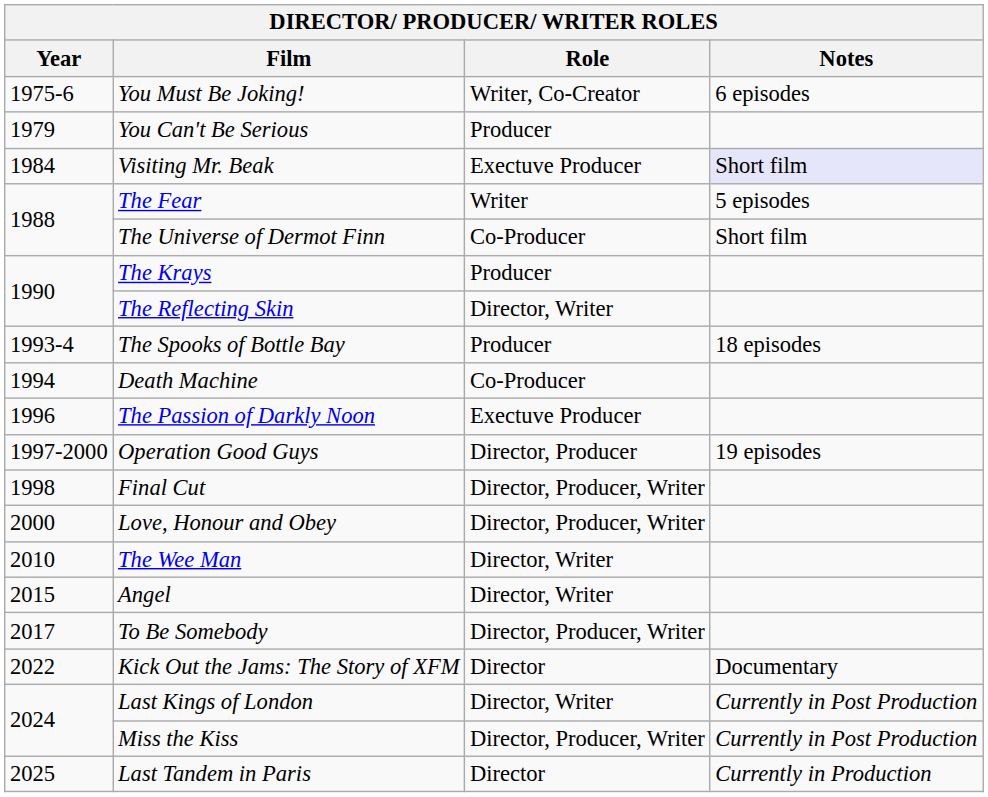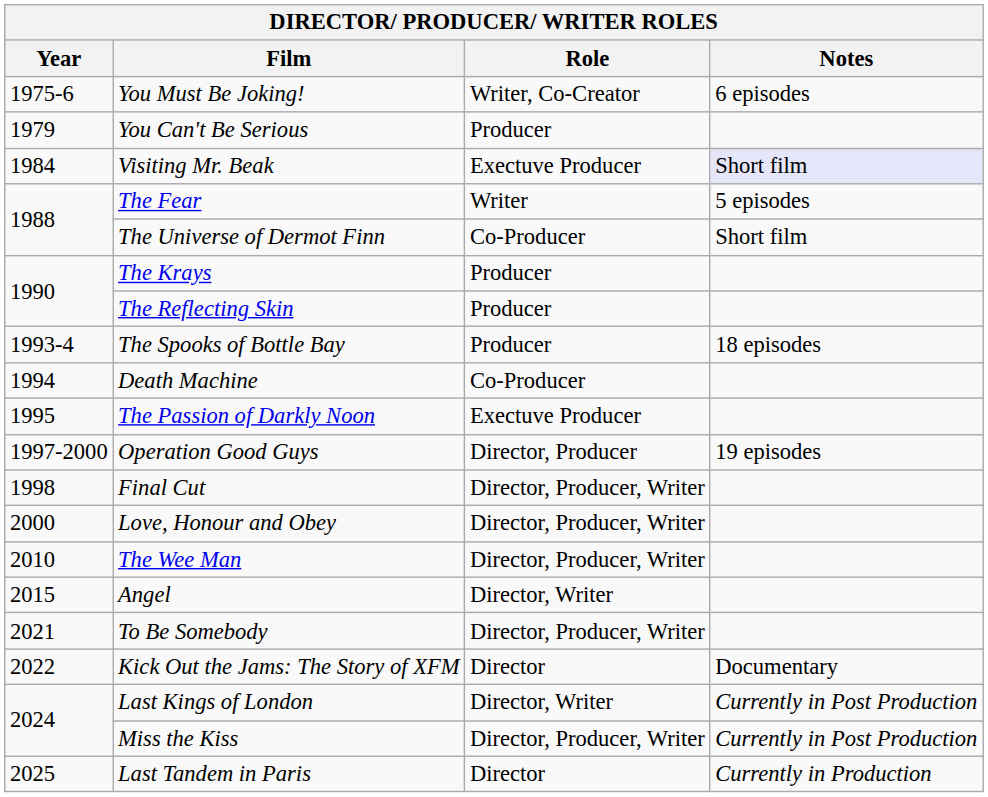(541, 308) Director, Writer -> (511, 308) Producer
(32, 415) 1996 -> (32, 415) 1995
(541, 559) Director, Writer -> (587, 559) Director, Producer, Writer
(32, 630) 2017 -> (32, 630) 2021
